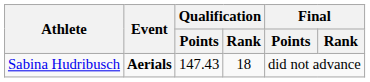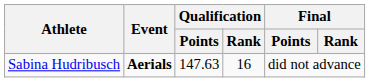(199, 65) 147.43 -> (199, 65) 147.63
(244, 65) 18 -> (244, 65) 16
